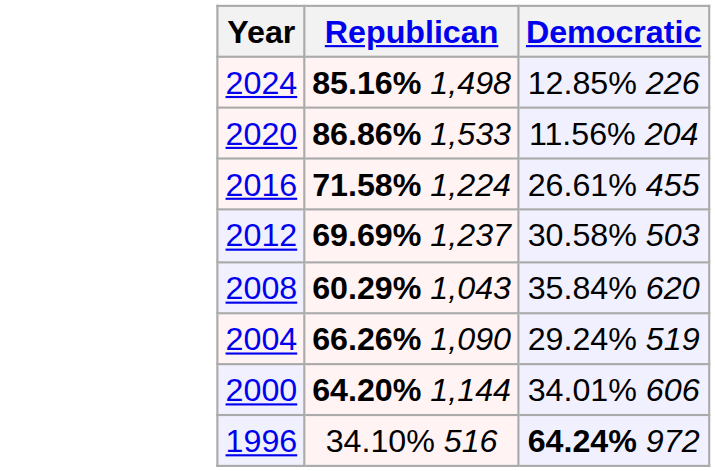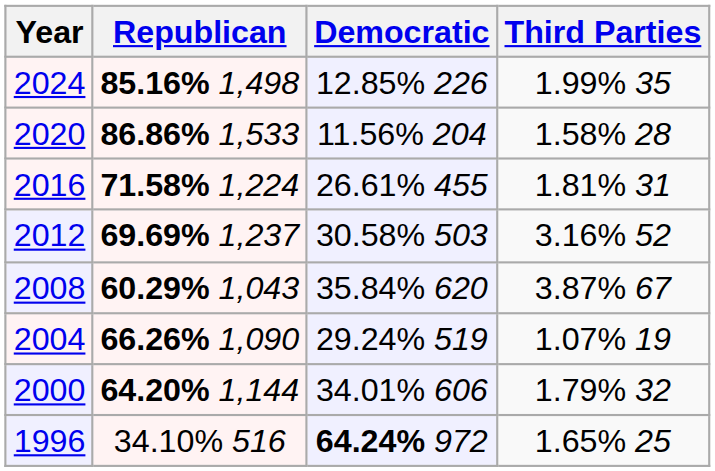+ column: (603, 32)
